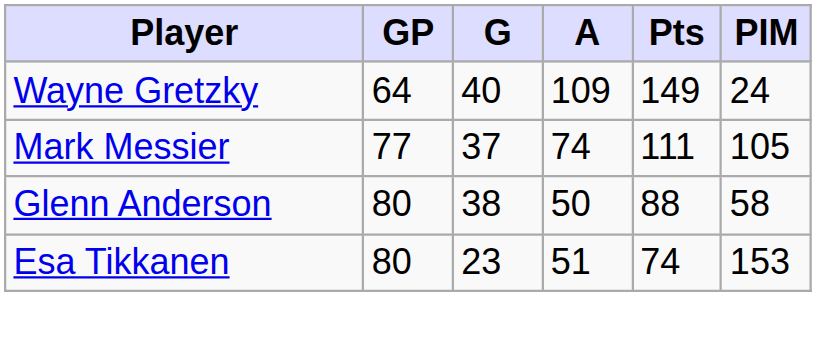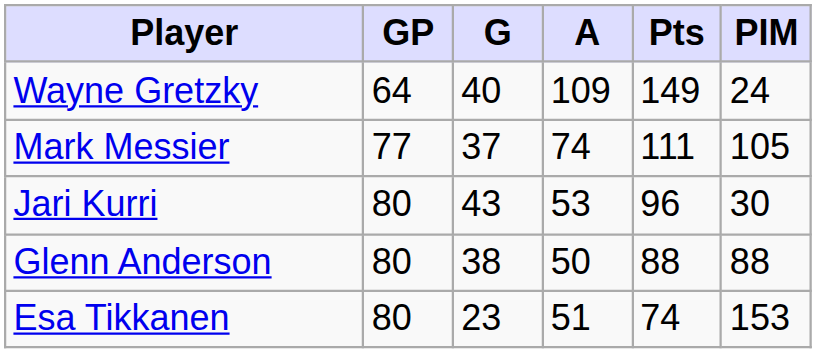+ row: (85, 204)
(750, 204) 58 -> (750, 261) 88
